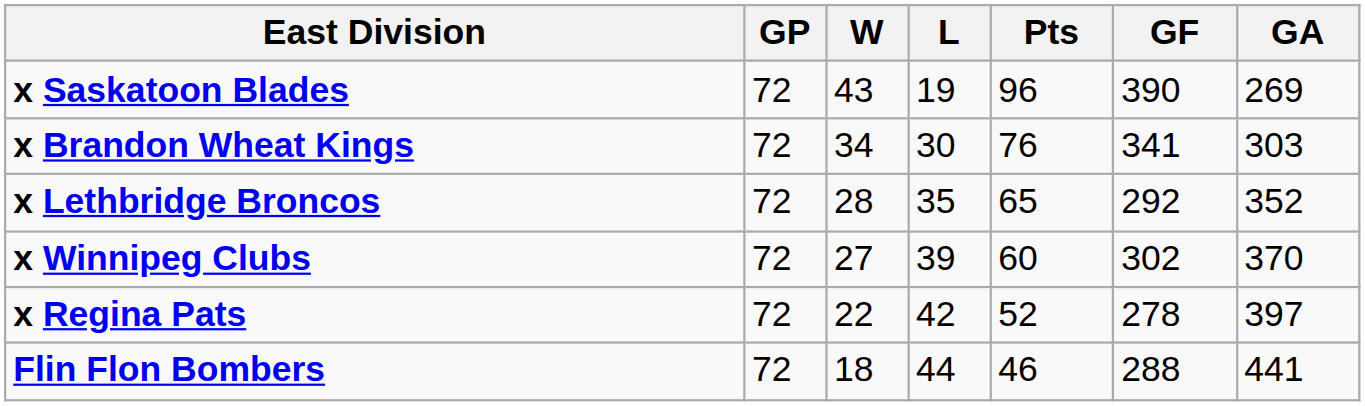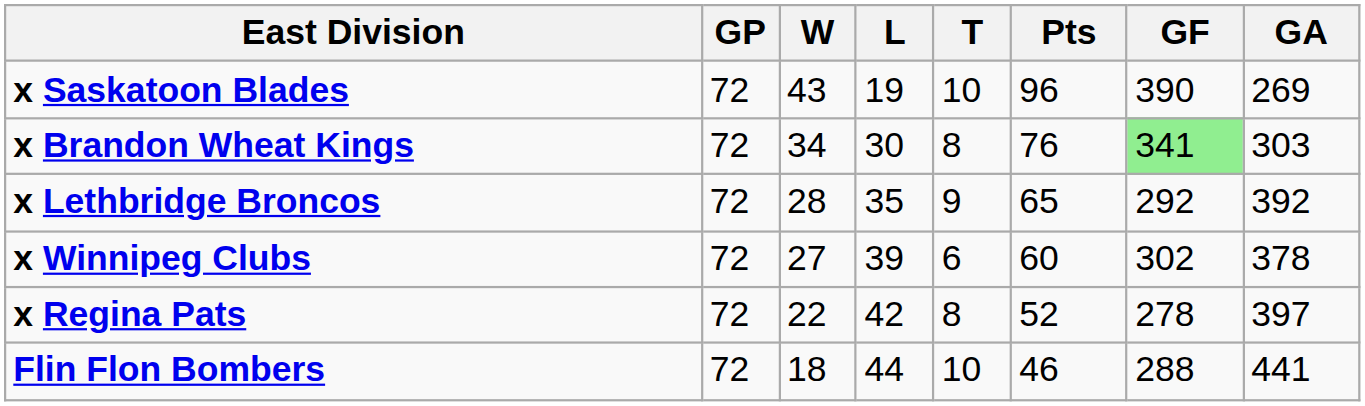+ column: (972, 32)
(1151, 145) no background -> (1165, 145) lightgreen background
(1274, 201) 352 -> (1281, 201) 392
(1274, 257) 370 -> (1281, 257) 378
